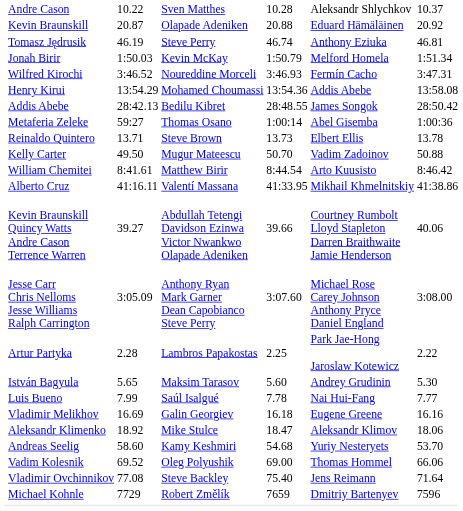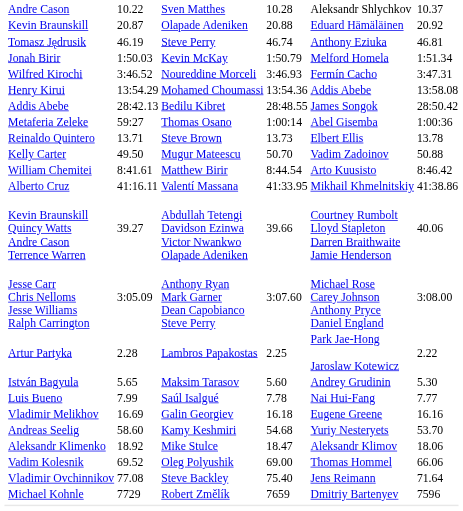rows swapped: (57, 430) <-> (44, 446)
